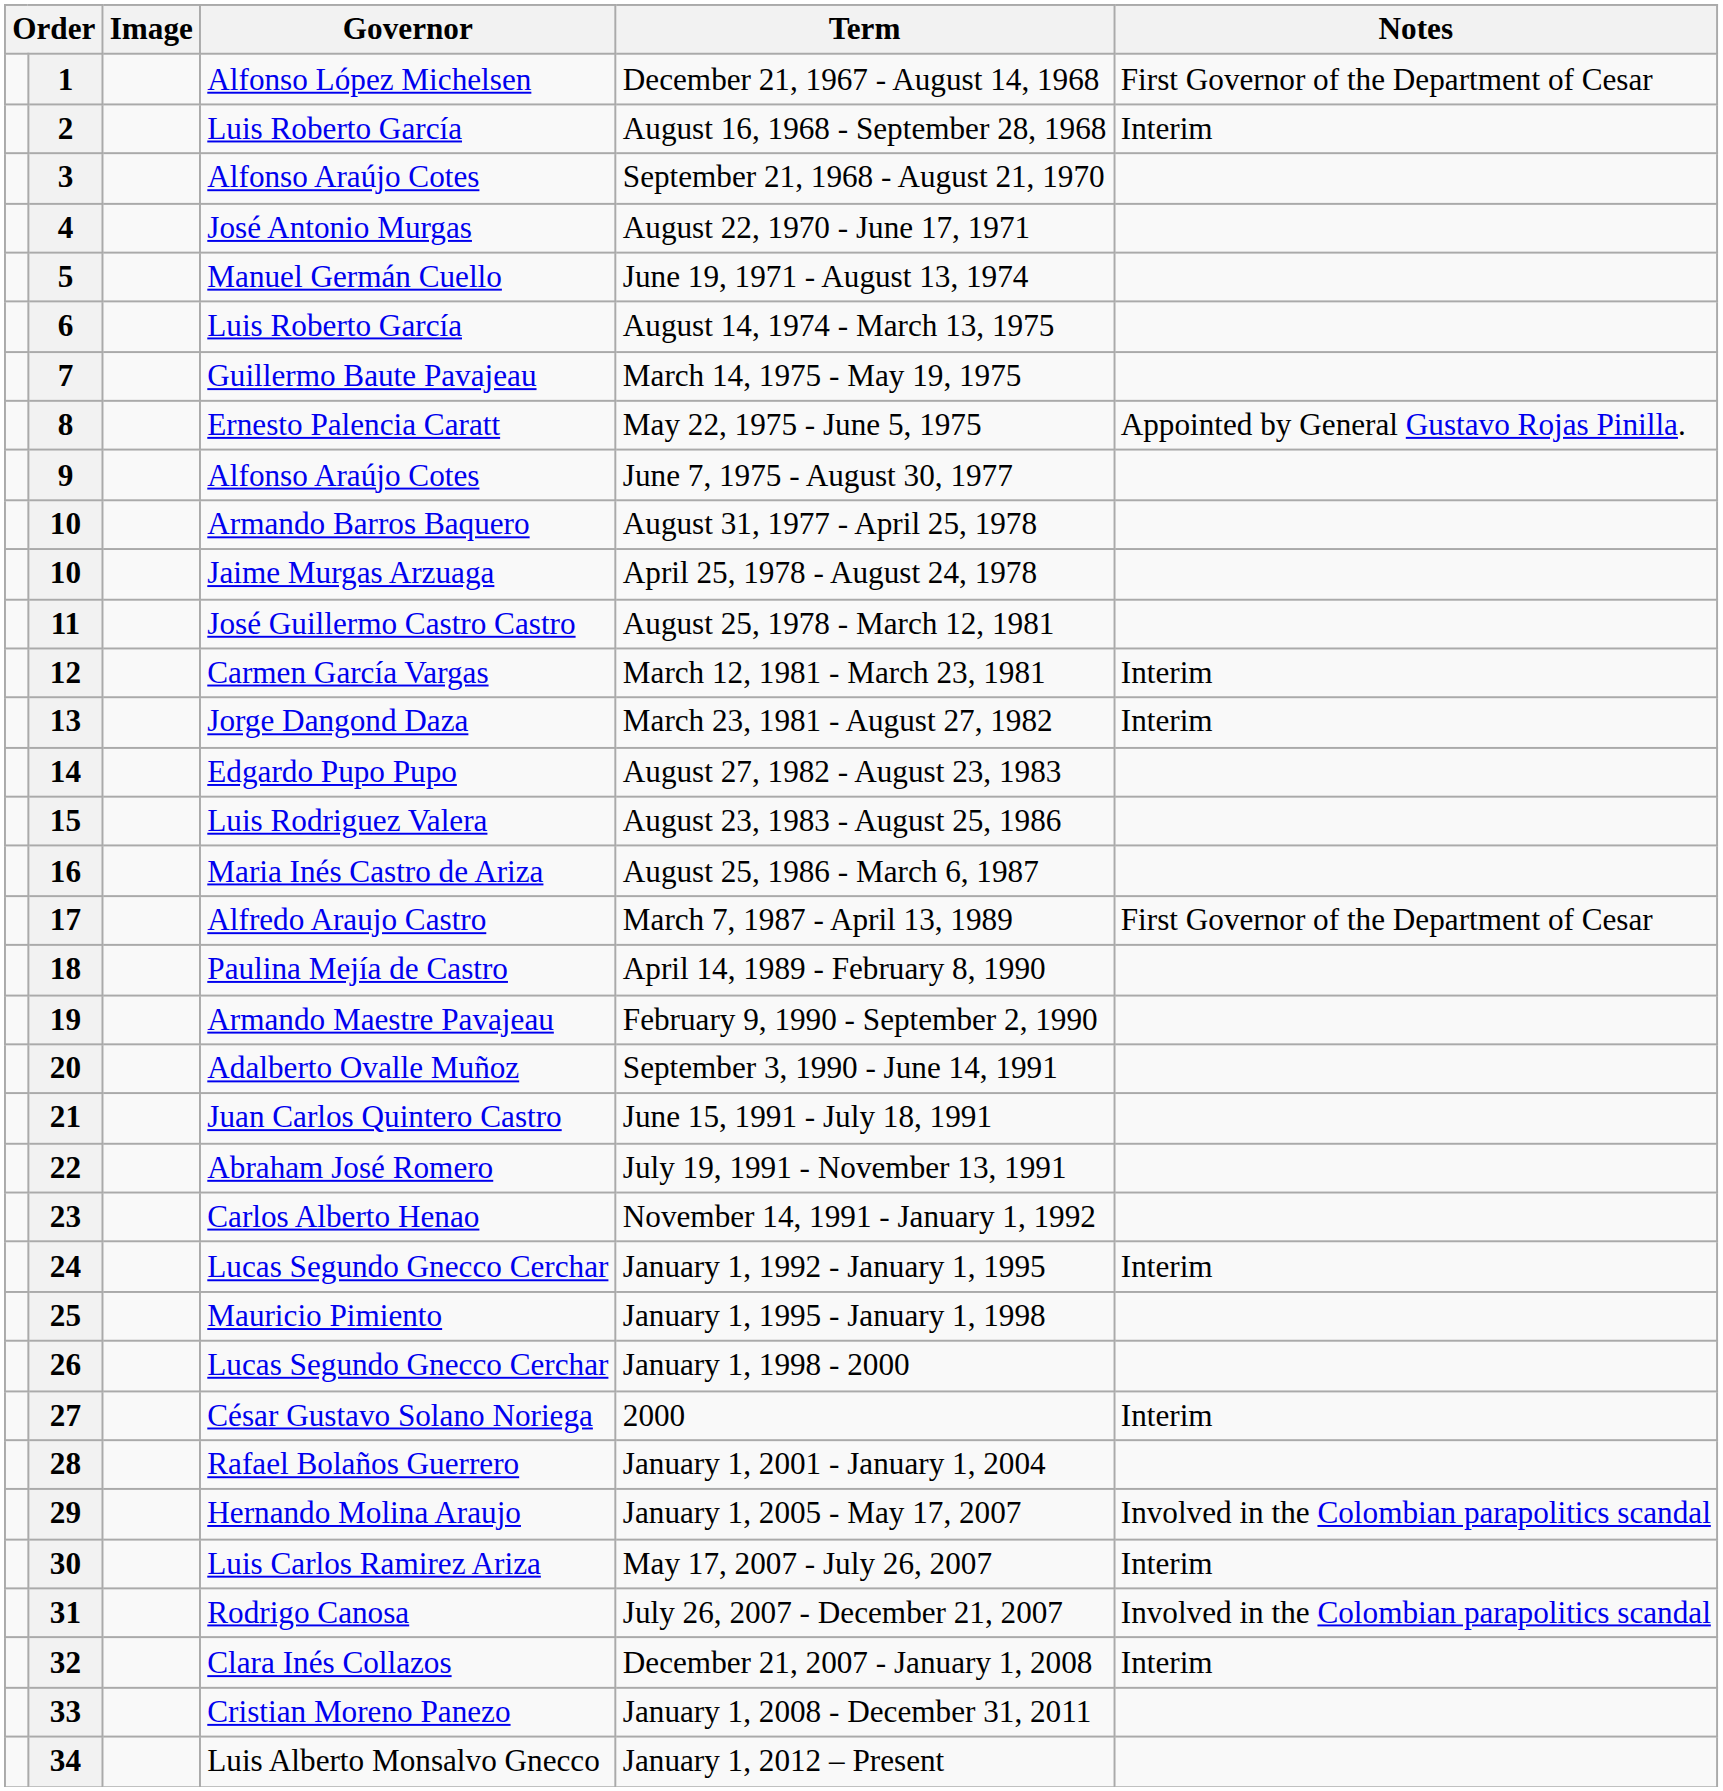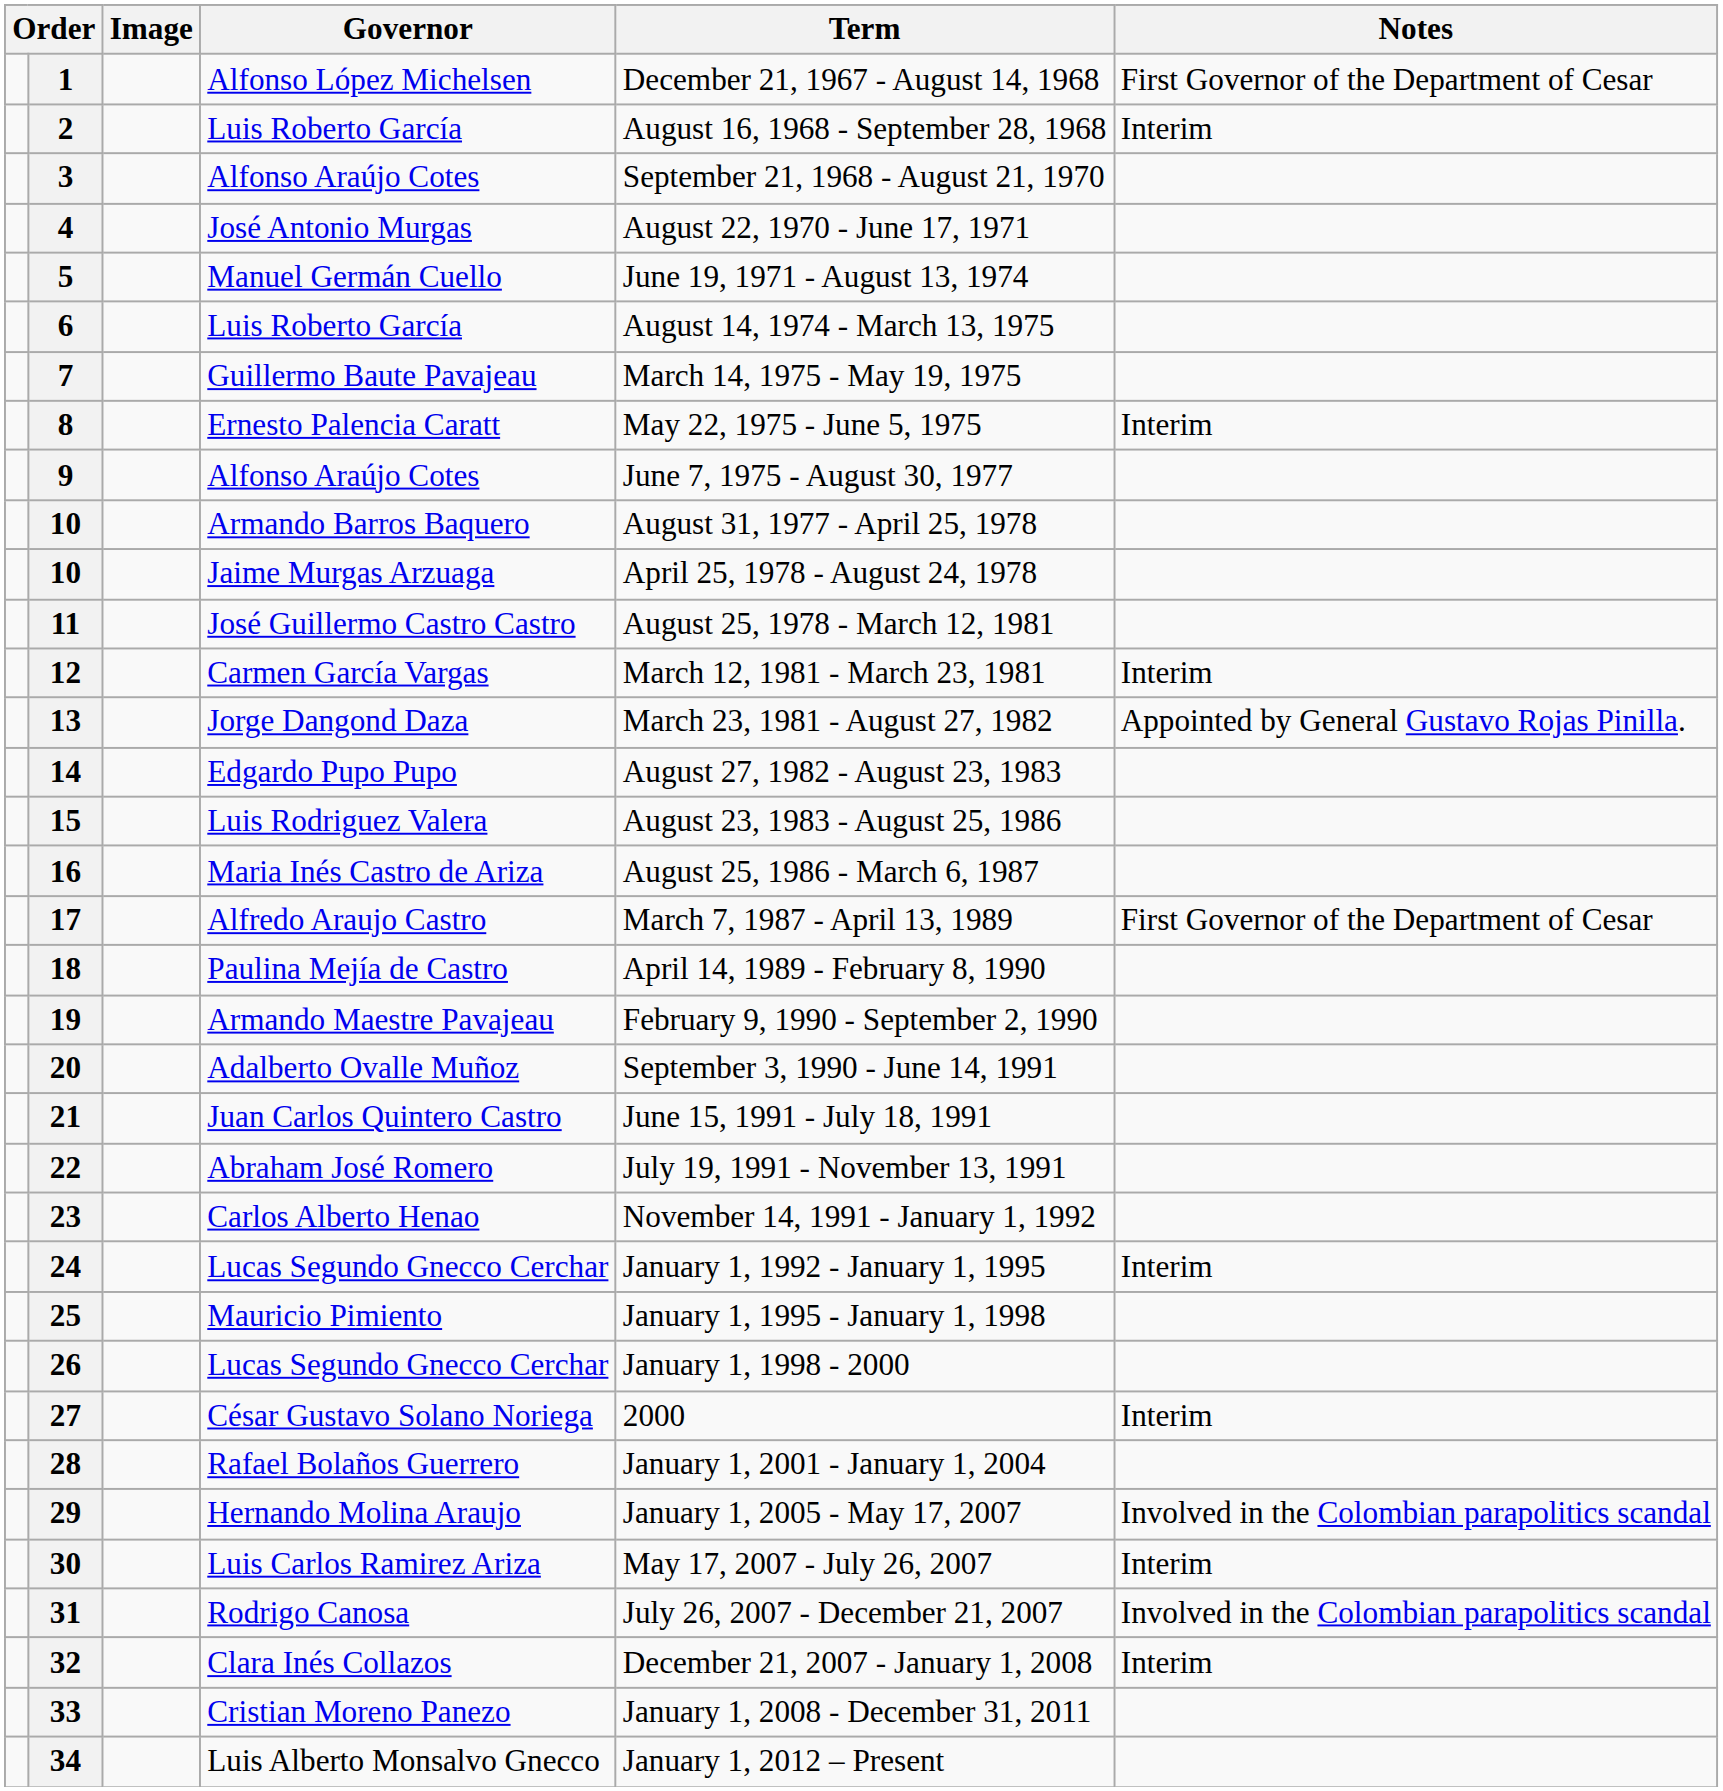(1403, 425) Appointed by General Gustavo Rojas Pinilla. -> (1167, 425) Interim
(1167, 721) Interim -> (1403, 721) Appointed by General Gustavo Rojas Pinilla.
